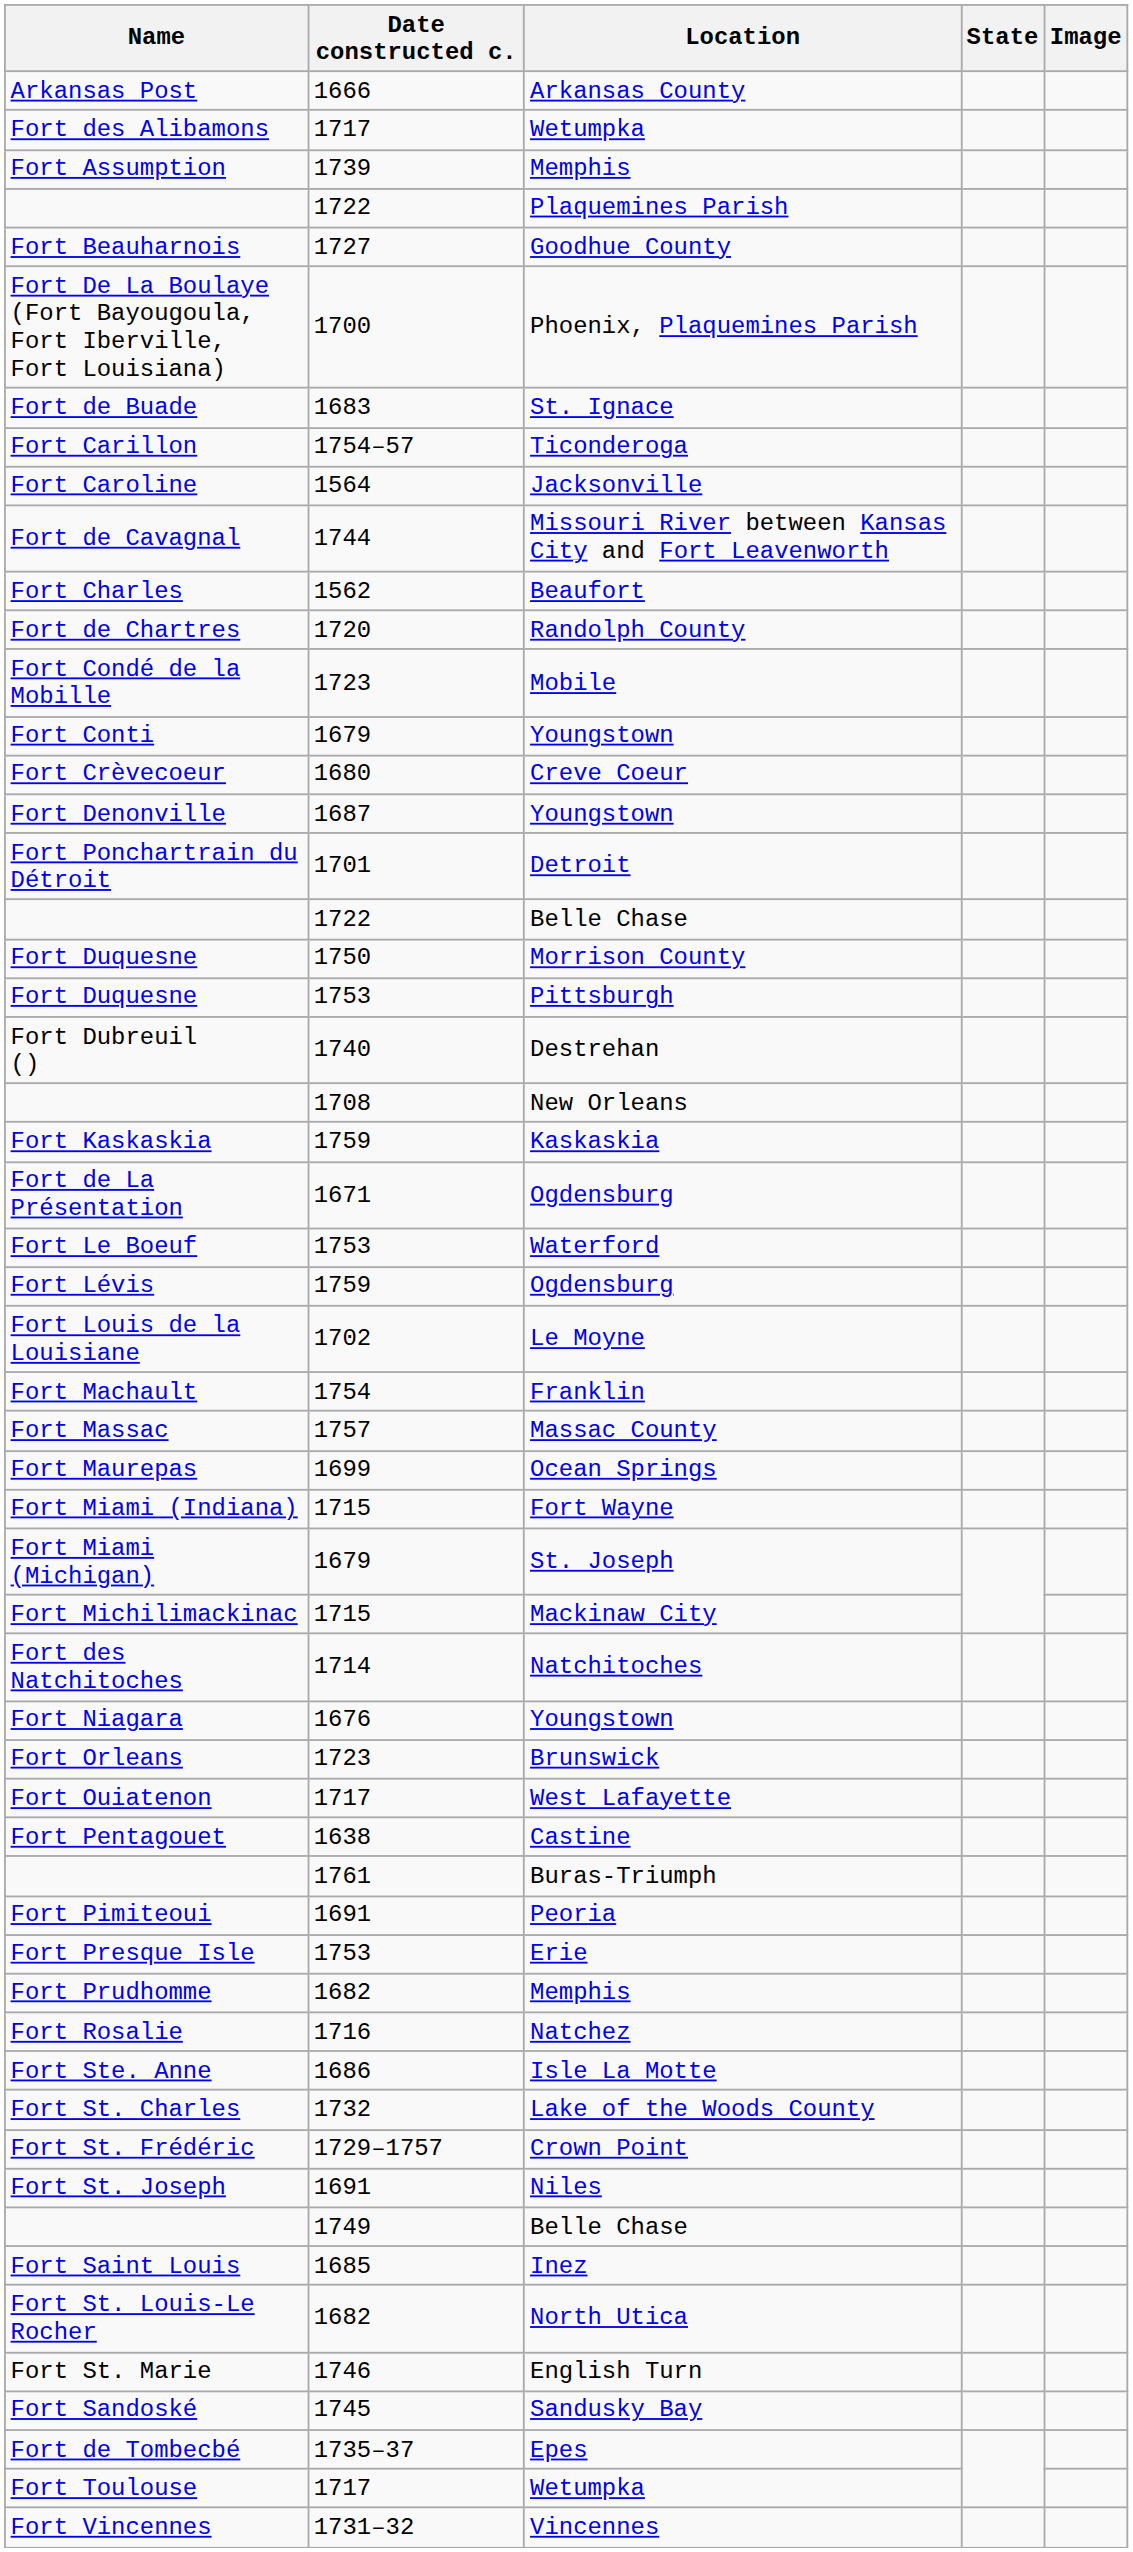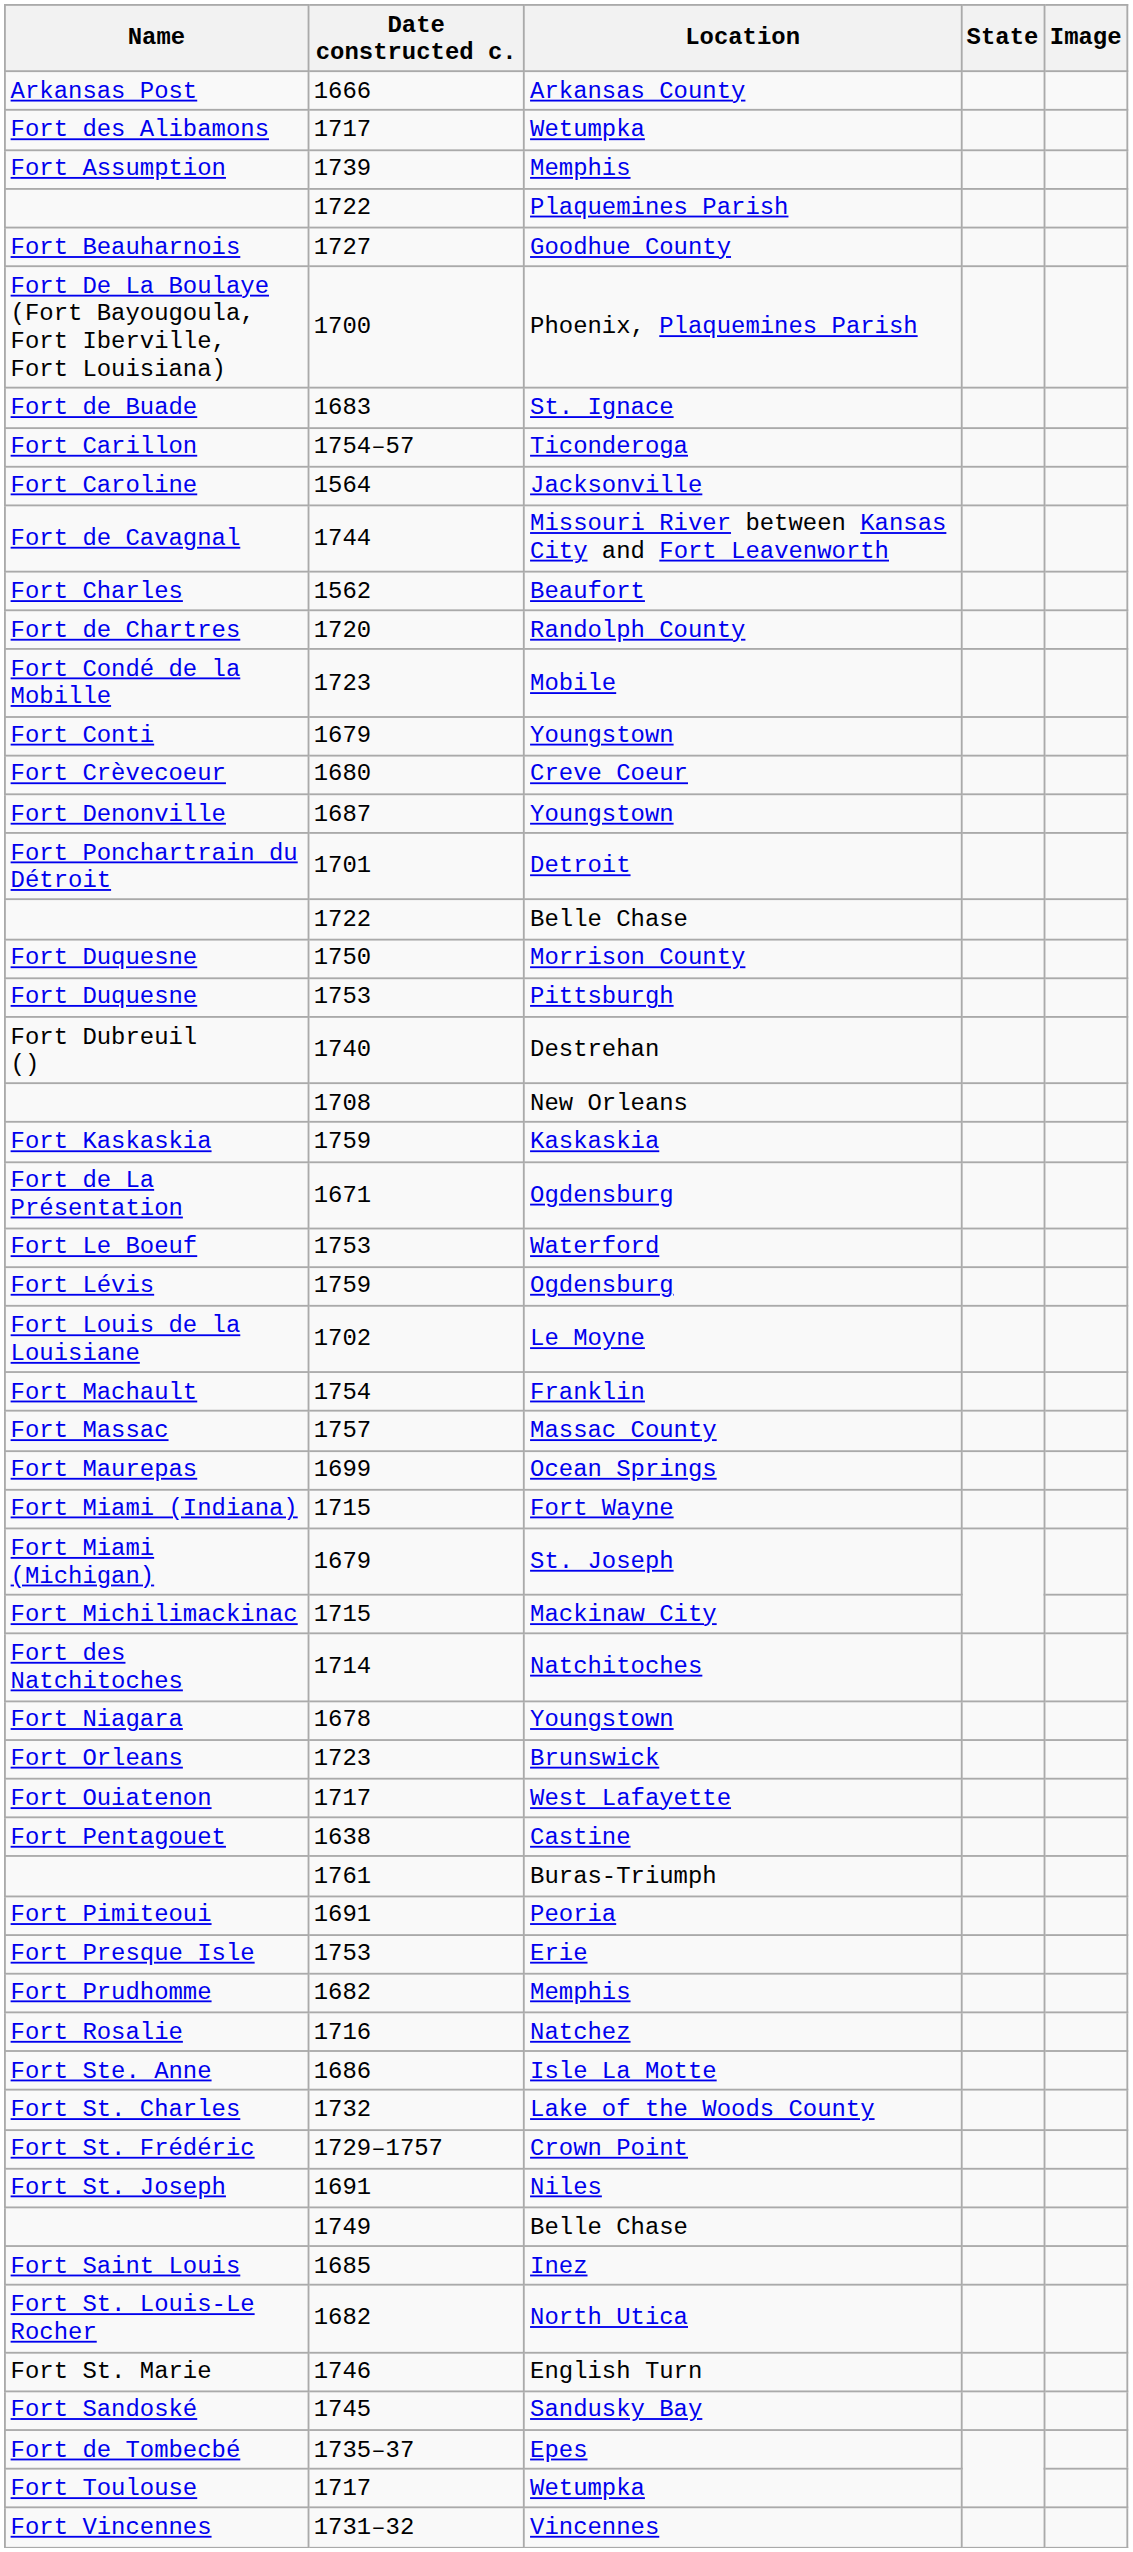(342, 1720) 1676 -> (342, 1720) 1678
